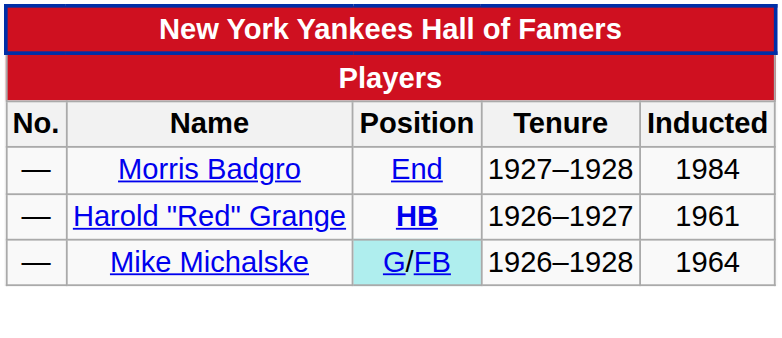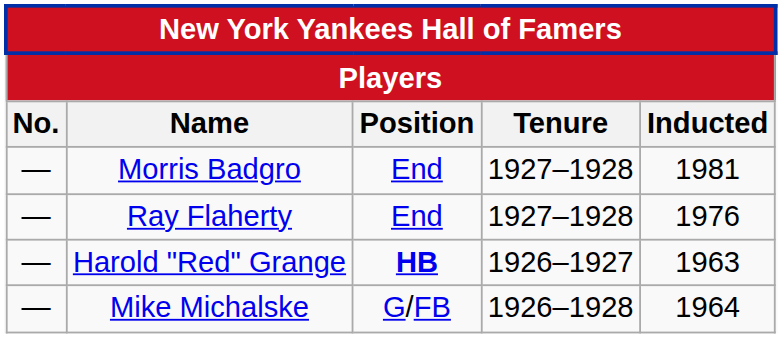(708, 169) 1984 -> (708, 169) 1981
+ row: (209, 215)
(708, 215) 1961 -> (708, 262) 1963
(417, 262) paleturquoise background -> (417, 308) no background
